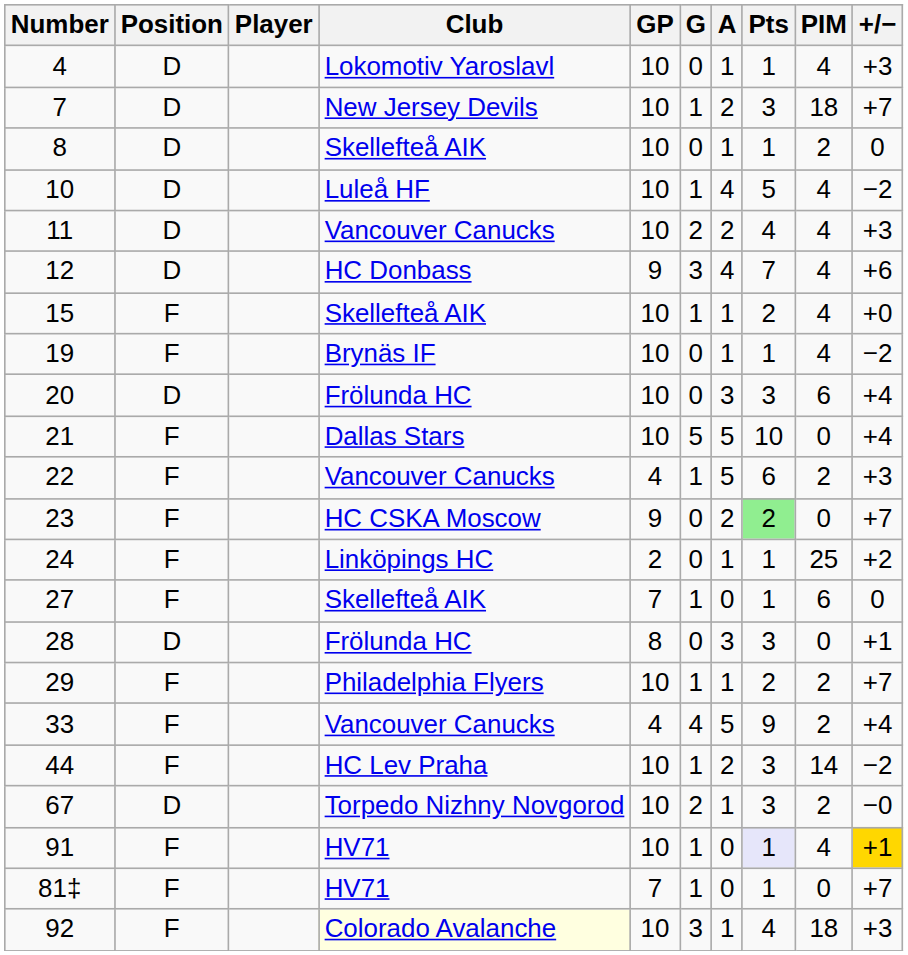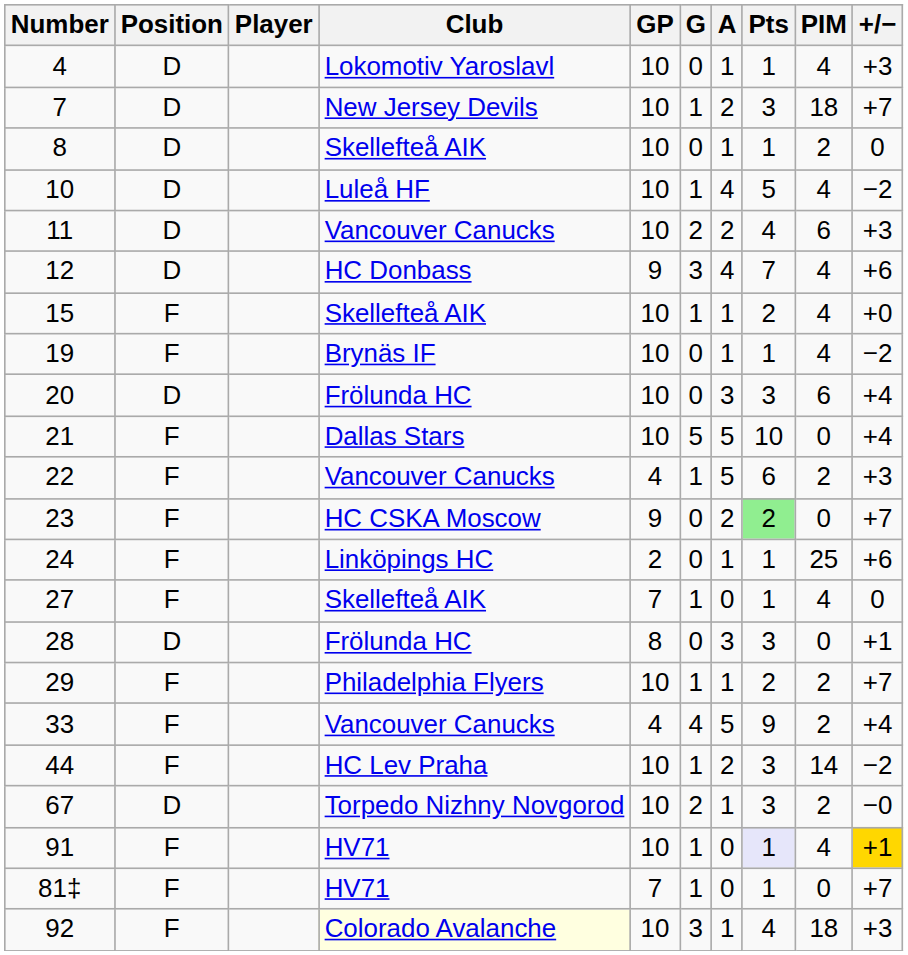(824, 230) 4 -> (824, 230) 6
(878, 559) +2 -> (878, 559) +6
(824, 600) 6 -> (824, 600) 4
